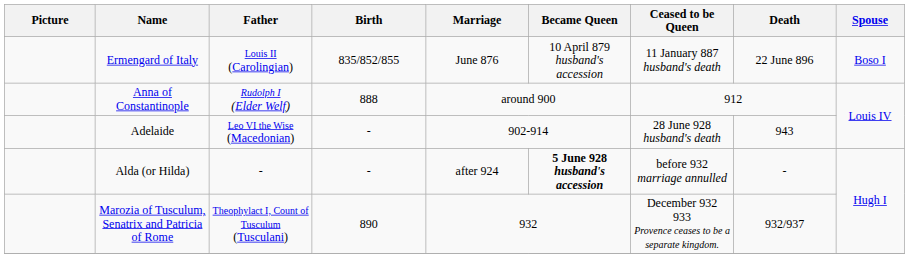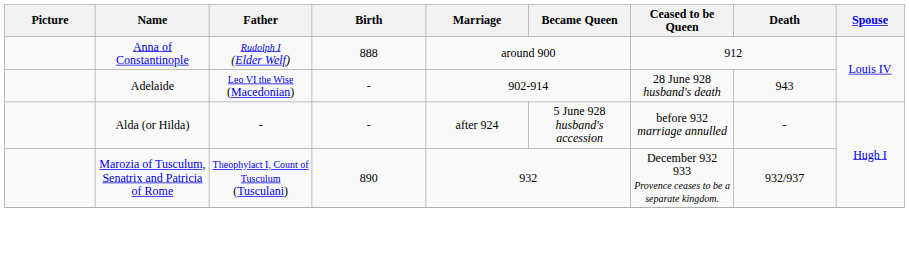- row: (152, 60)
(580, 171) bold -> (580, 125) normal
